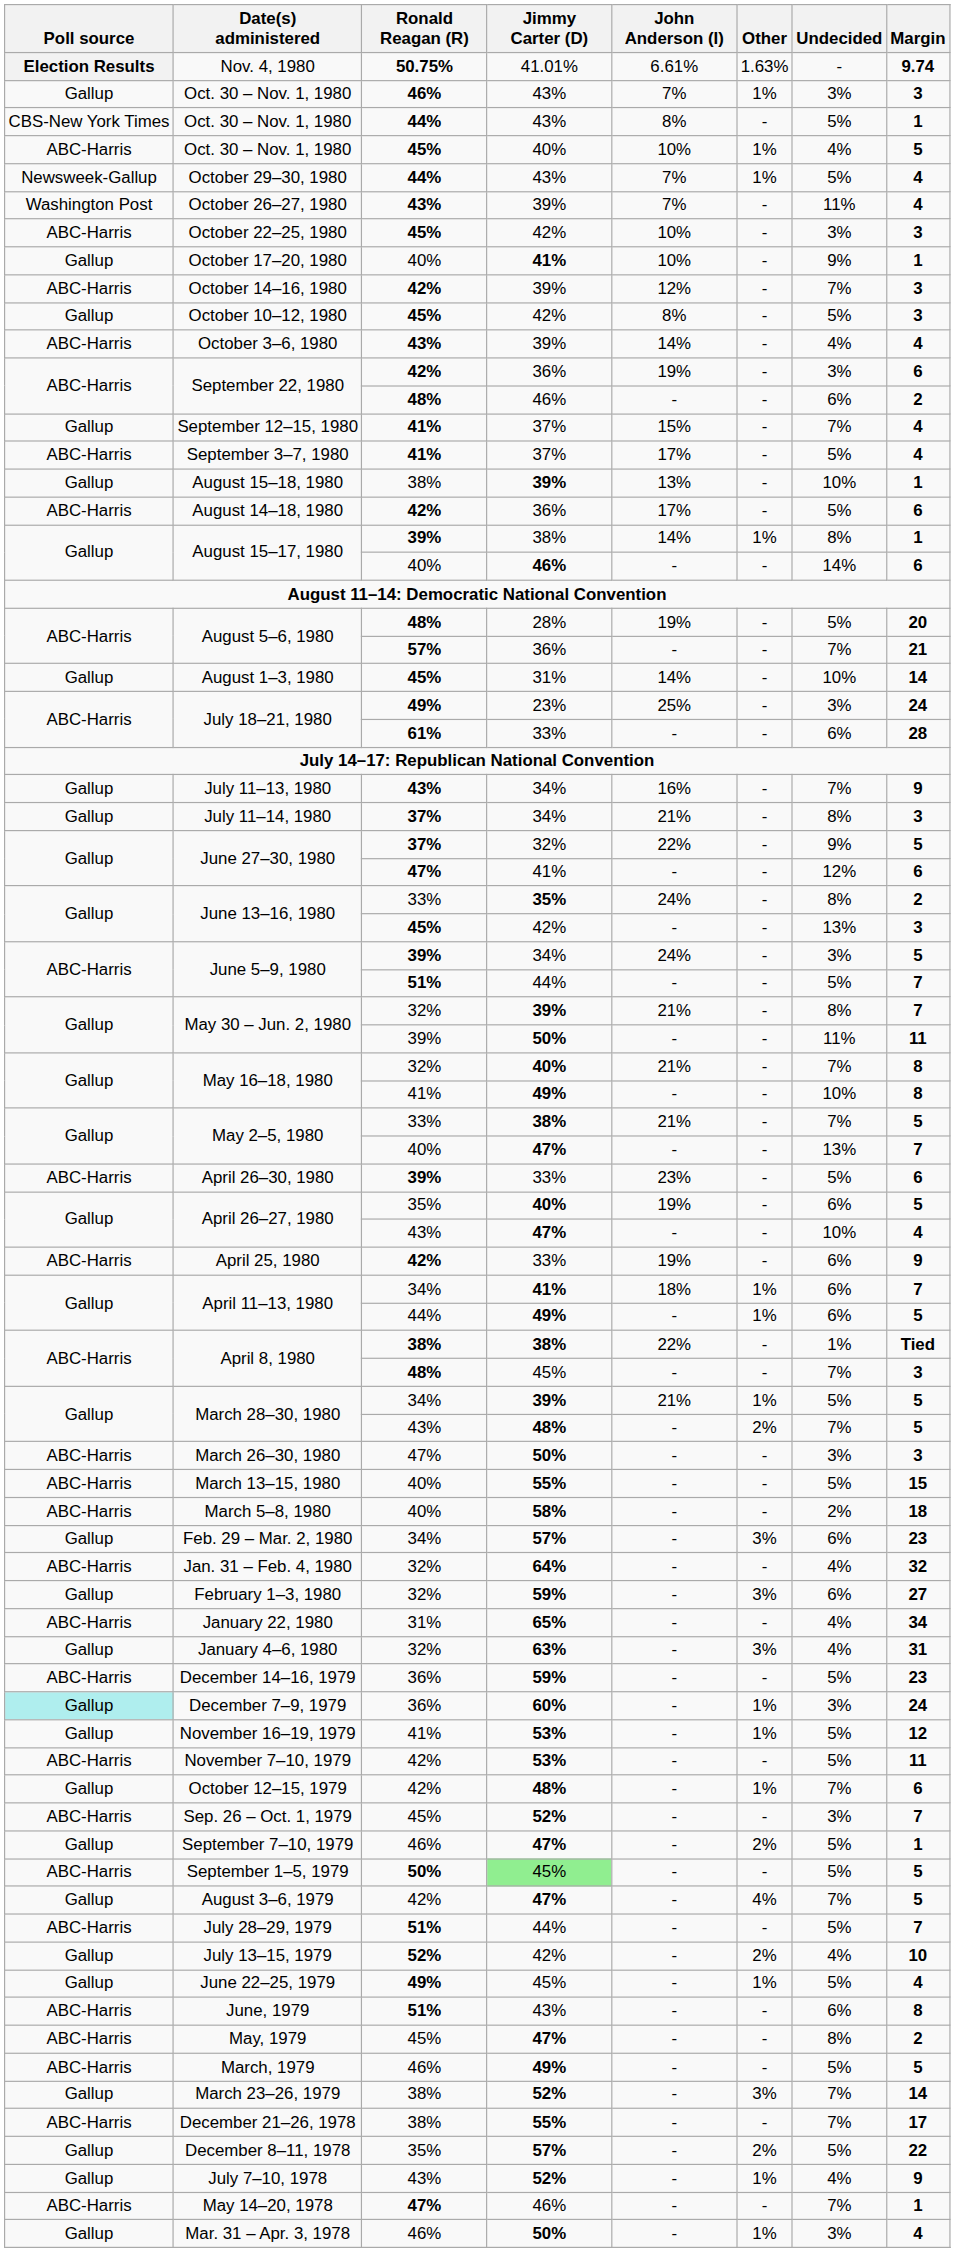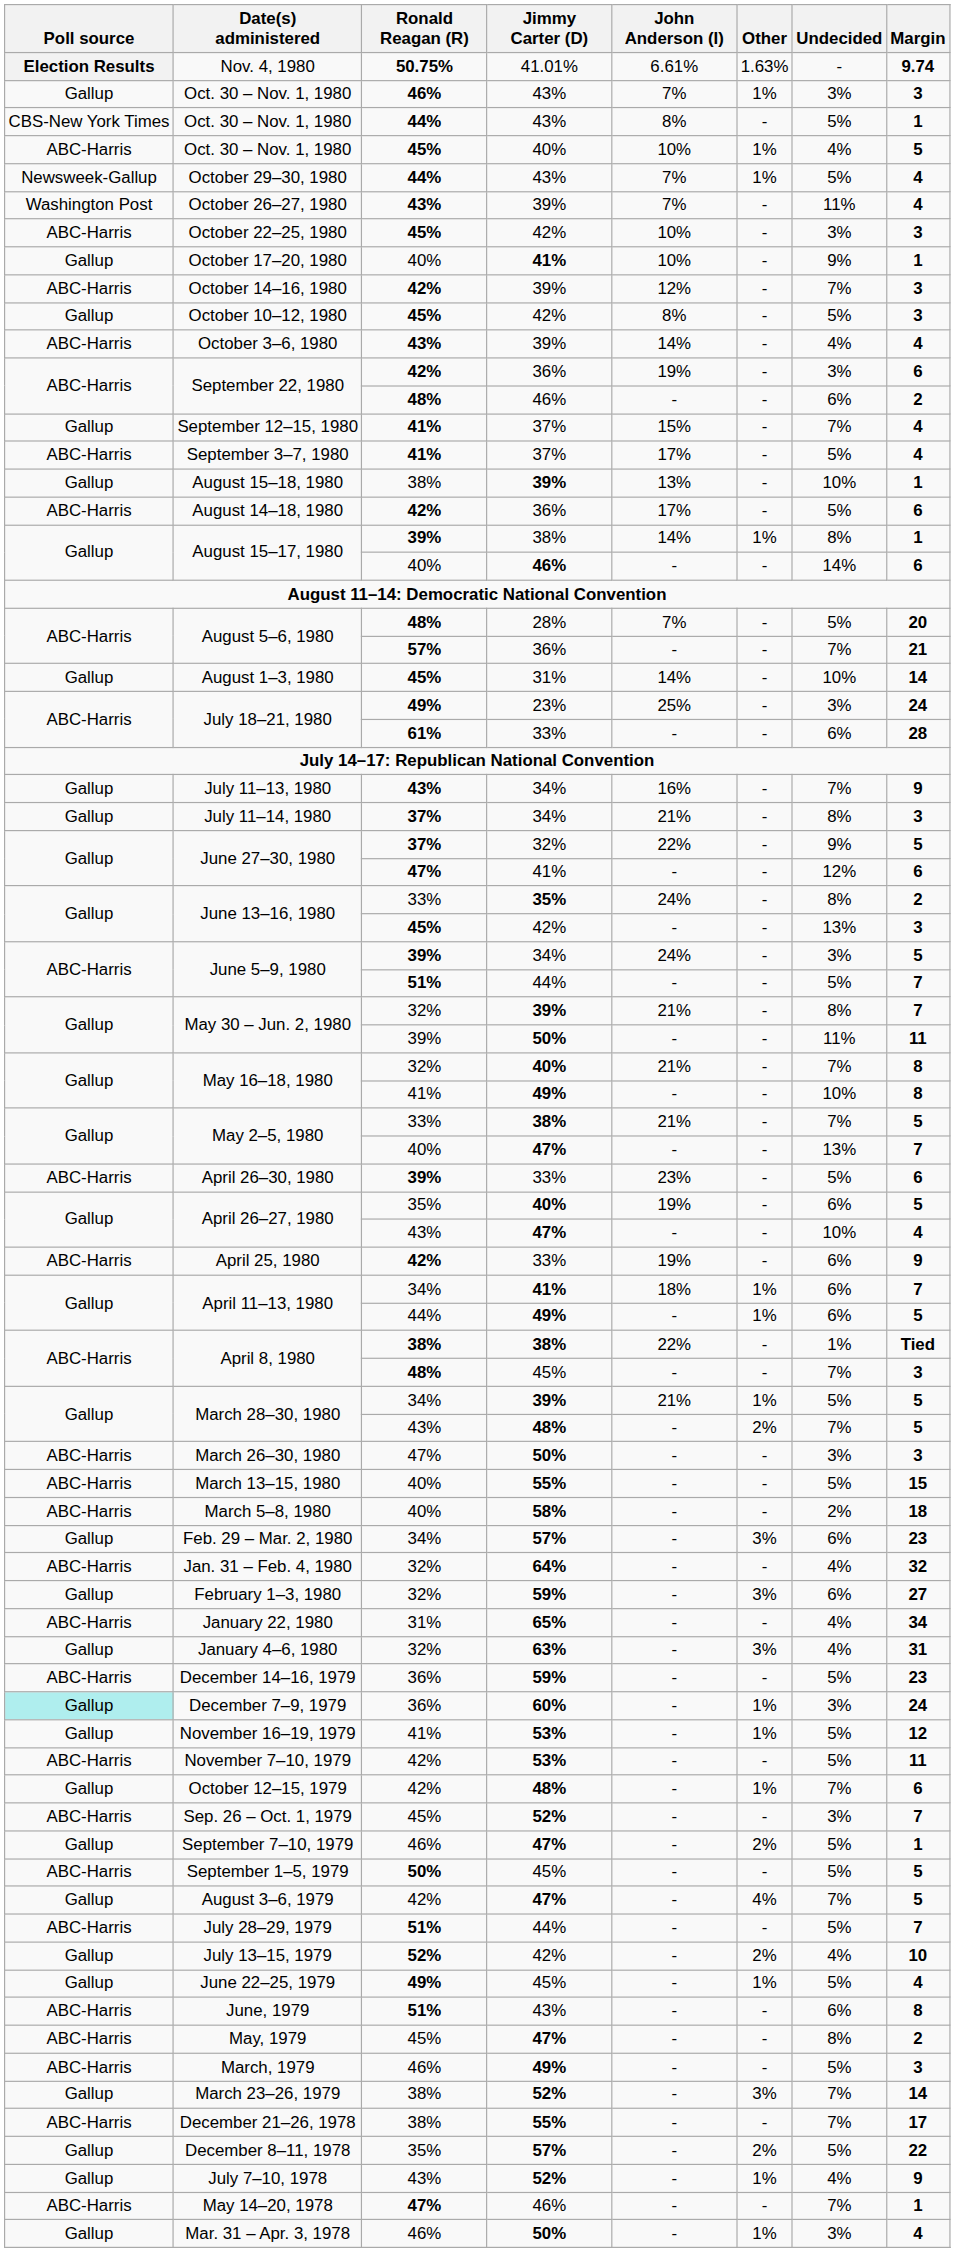(674, 622) 19% -> (674, 622) 7%
(549, 1872) lightgreen background -> (549, 1872) no background
(918, 2067) 5 -> (918, 2067) 3
